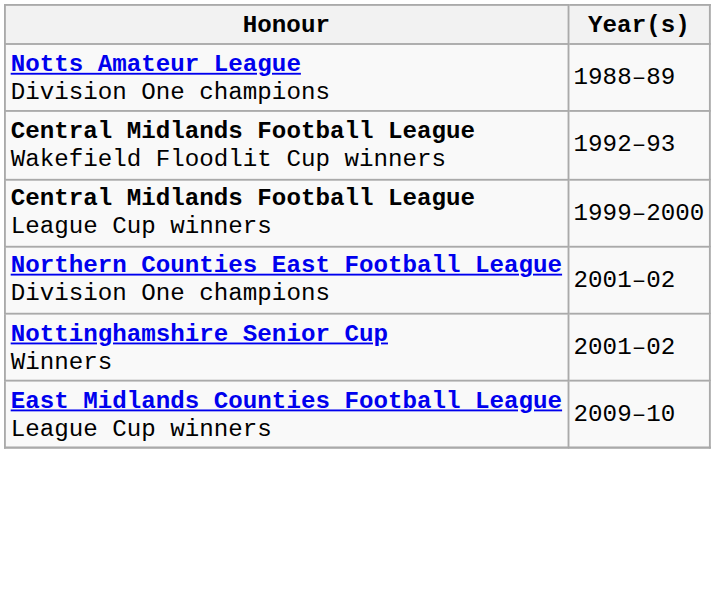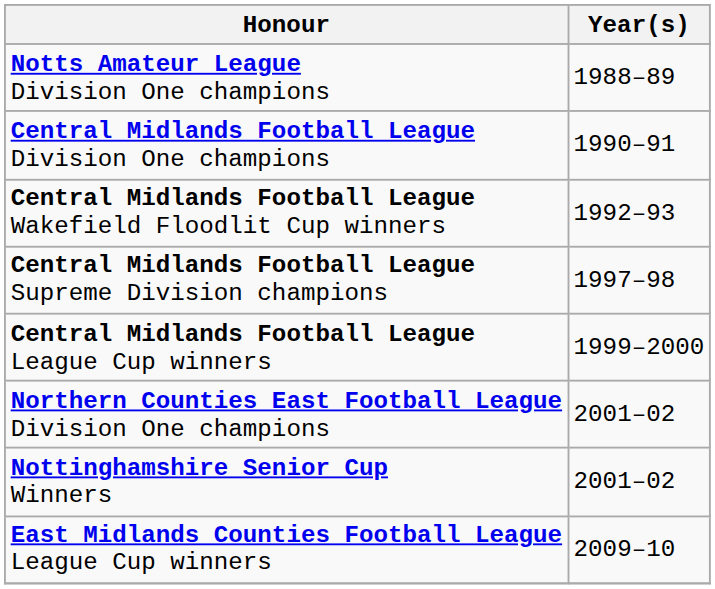+ row: (243, 145)
+ row: (243, 280)
